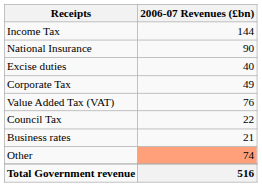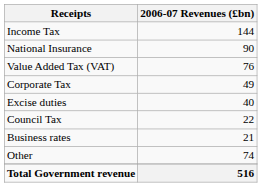rows swapped: (61, 102) <-> (37, 66)
(249, 155) lightsalmon background -> (249, 155) no background
